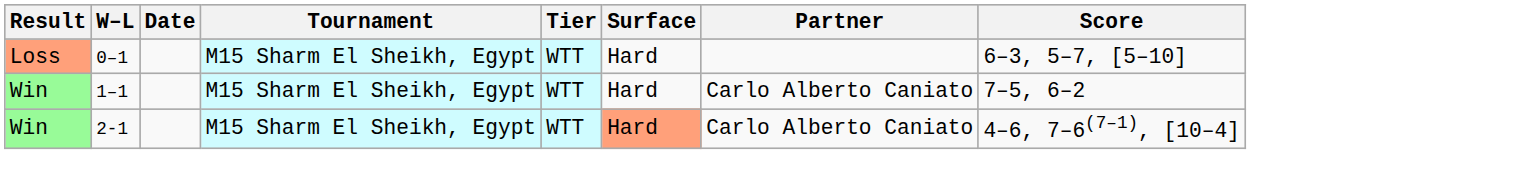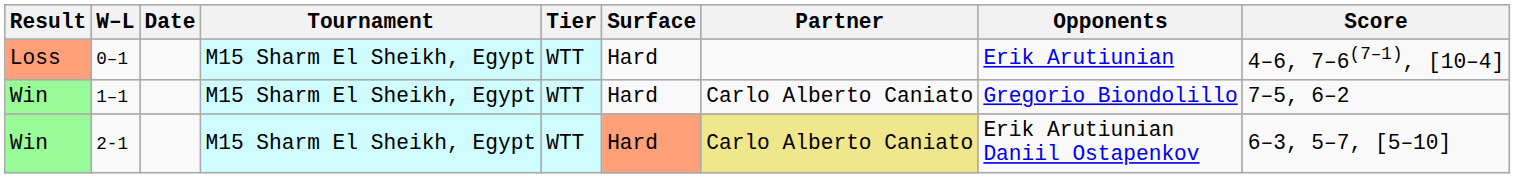+ column: (1111, 22)
(1085, 57) 6–3, 5–7, [5–10] -> (1376, 59) 4–6, 7–6(7–1), [10–4]
(840, 128) no background -> (840, 143) khaki background
(1112, 128) 4–6, 7–6(7–1), [10–4] -> (1350, 143) 6–3, 5–7, [5–10]
